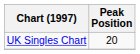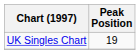(112, 40) 20 -> (112, 40) 19
